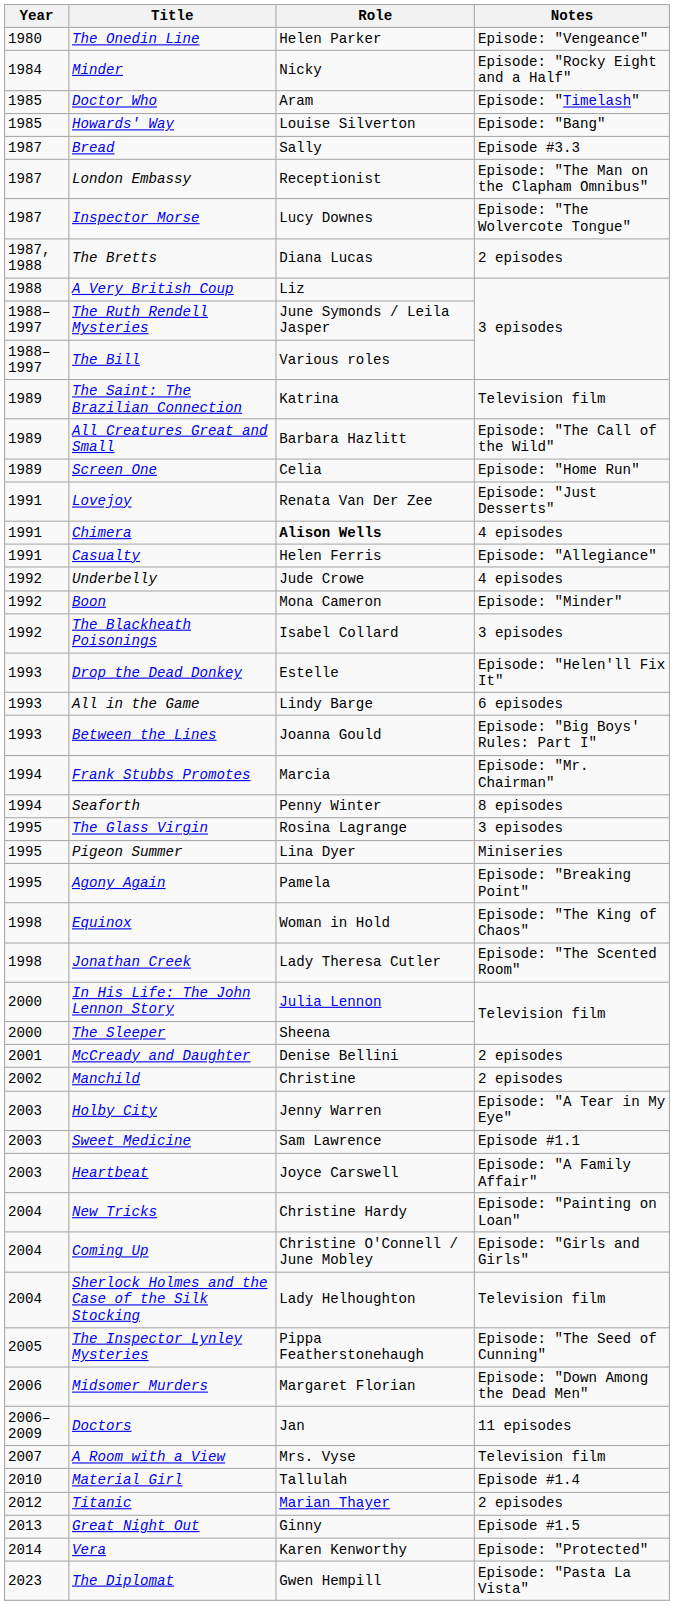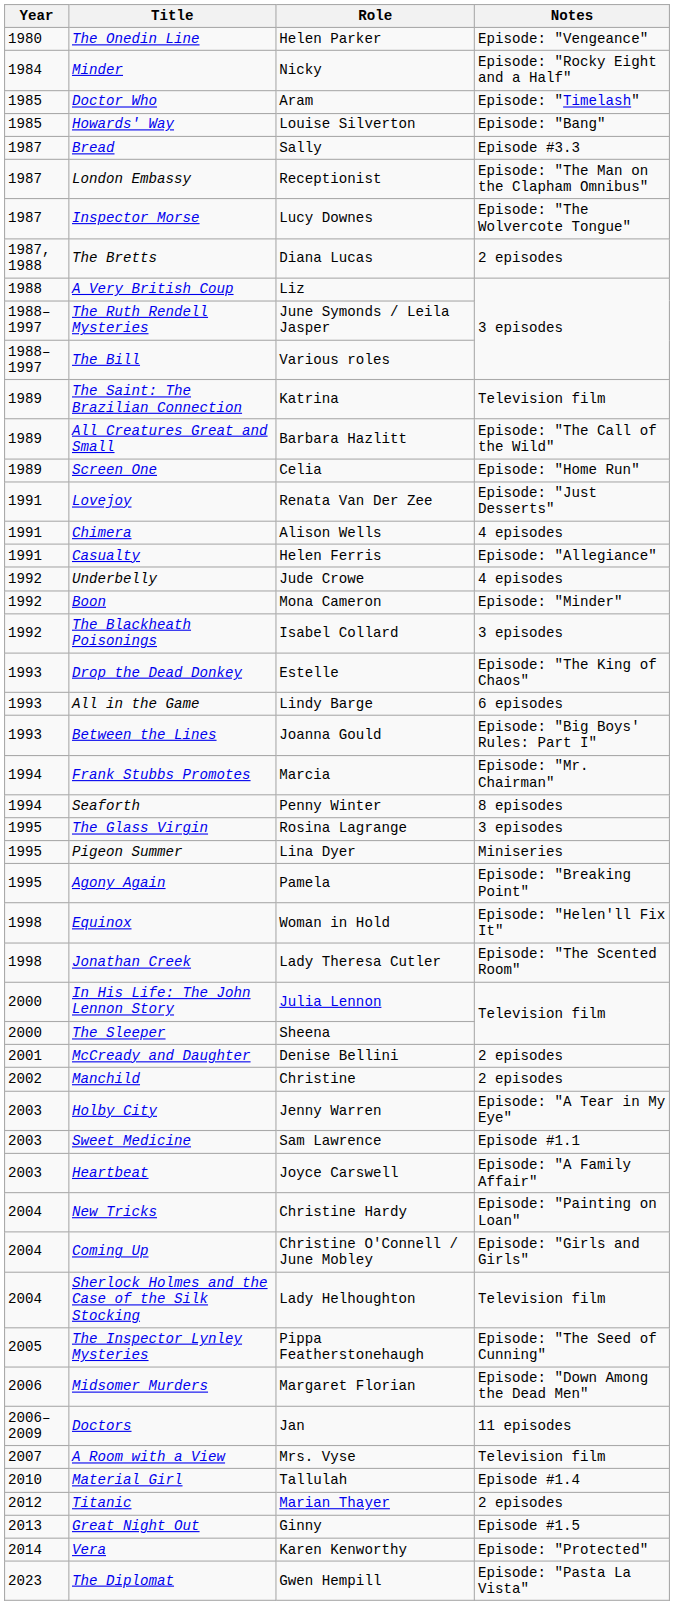(330, 533) bold -> (330, 533) normal
(572, 673) Episode: "Helen'll Fix It" -> (567, 673) Episode: "The King of Chaos"
(567, 923) Episode: "The King of Chaos" -> (572, 923) Episode: "Helen'll Fix It"
